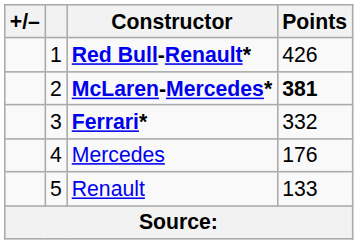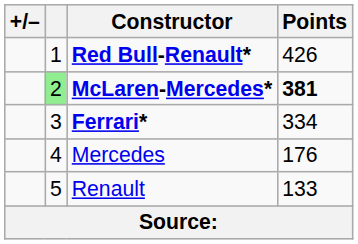(56, 88) no background -> (56, 88) lightgreen background
(300, 121) 332 -> (300, 121) 334
